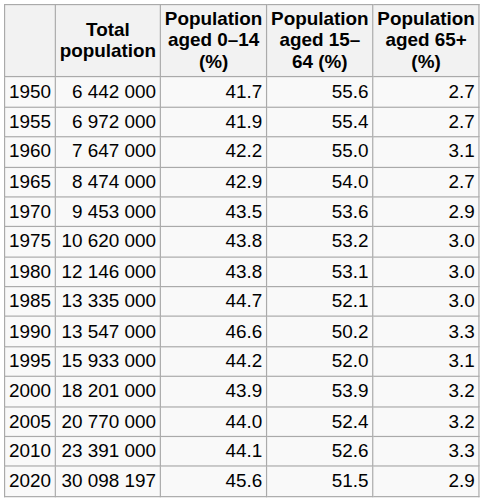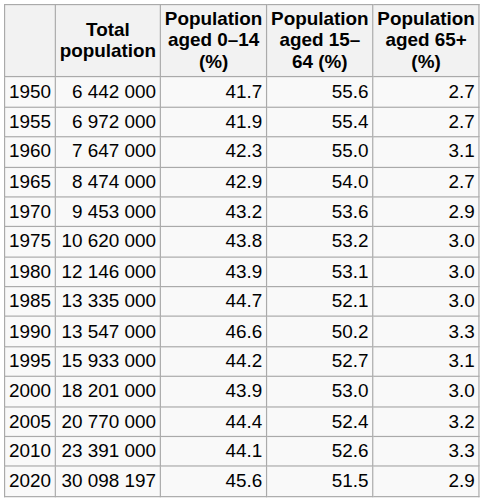(244, 151) 42.2 -> (244, 151) 42.3
(244, 211) 43.5 -> (244, 211) 43.2
(244, 271) 43.8 -> (244, 271) 43.9
(350, 361) 52.0 -> (350, 361) 52.7
(350, 391) 53.9 -> (350, 391) 53.0
(462, 391) 3.2 -> (462, 391) 3.0
(244, 421) 44.0 -> (244, 421) 44.4
